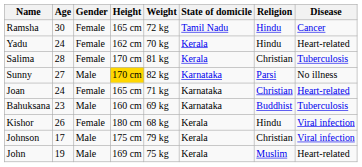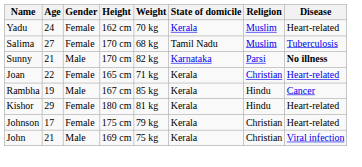- row: (23, 28)
(269, 43) Hindu -> (261, 28) Muslim
(60, 59) 28 -> (49, 43) 27
(158, 59) 81 kg -> (147, 43) 68 kg
(194, 59) Kerala -> (194, 43) Tamil Nadu
(275, 59) Christian -> (261, 43) Muslim
(60, 75) 27 -> (49, 59) 21
(127, 75) gold background -> (117, 59) no background
(317, 75) normal -> (307, 59) bold
(60, 91) 24 -> (49, 75) 22
(202, 91) Karnataka -> (184, 75) Kerala
- row: (28, 106)
+ row: (23, 91)
(60, 122) 26 -> (49, 106) 29
(158, 122) 68 kg -> (147, 106) 81 kg
(326, 122) Viral infection -> (313, 106) Heart-related
(86, 138) Male -> (80, 122) Female
(326, 138) Viral infection -> (313, 122) Heart-related
(60, 153) 19 -> (49, 138) 21
(272, 153) Muslim -> (264, 138) Christian
(323, 153) Heart-related -> (316, 138) Viral infection
